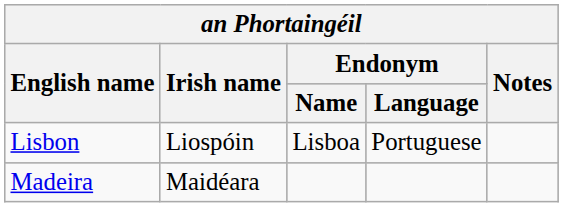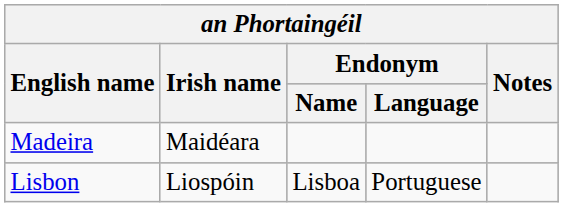rows swapped: (45, 142) <-> (52, 181)
